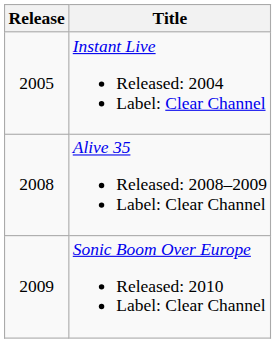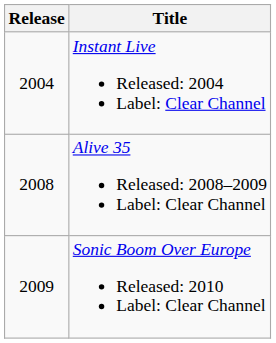(37, 83) 2005 -> (37, 83) 2004
